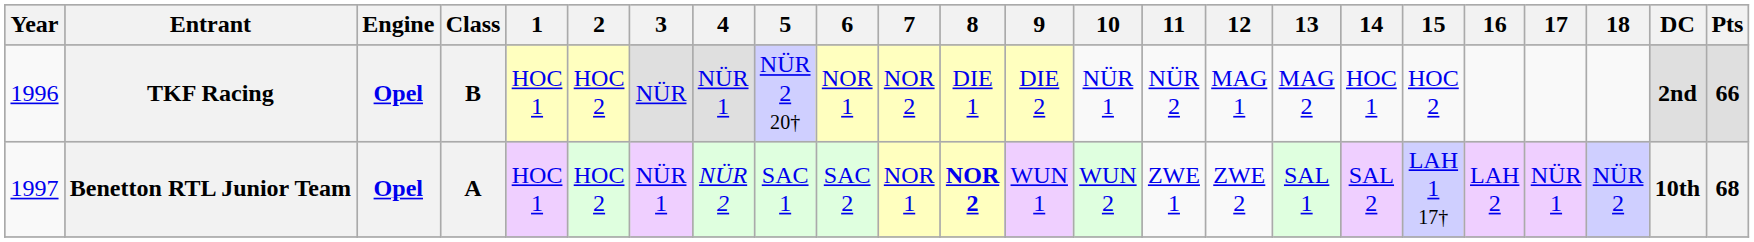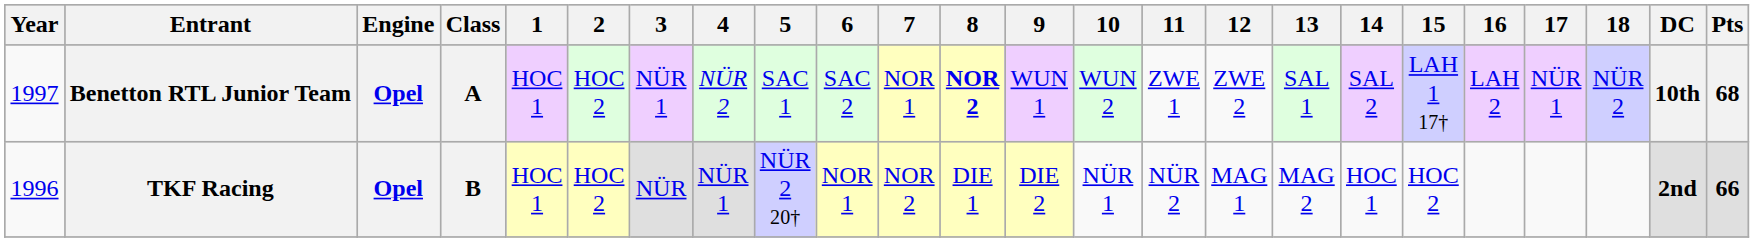rows swapped: (210, 92) <-> (210, 189)
